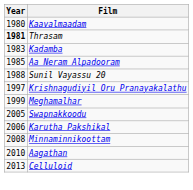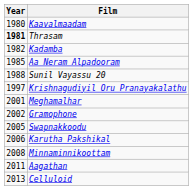(16, 50) 1983 -> (16, 50) 1982
(16, 101) 1999 -> (16, 101) 2001
+ row: (53, 114)
(16, 153) 2010 -> (16, 166) 2011
